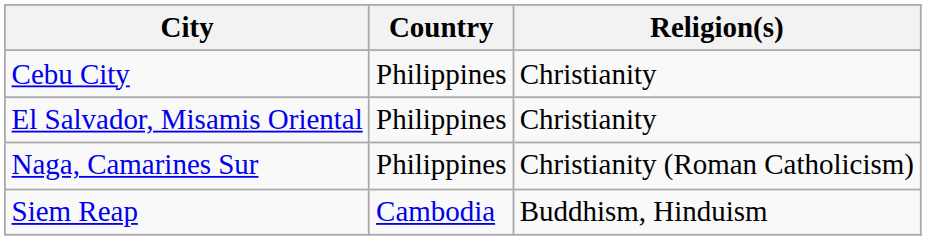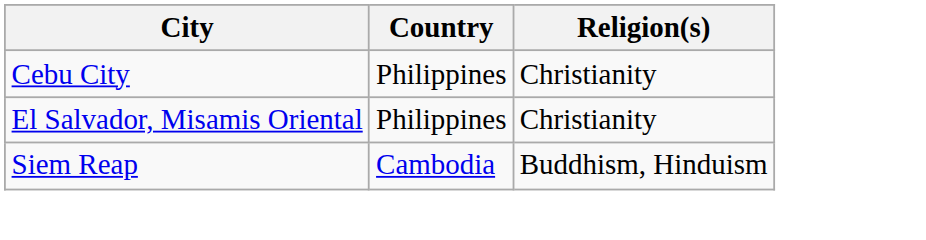- row: (135, 165)
